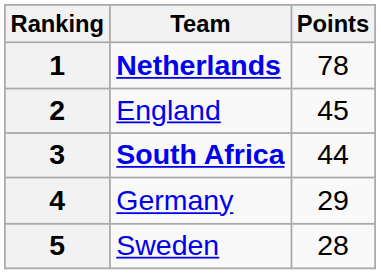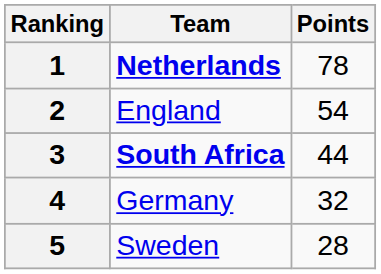(333, 110) 45 -> (333, 110) 54
(333, 200) 29 -> (333, 200) 32
